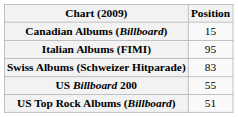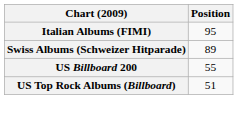- row: (96, 31)
(210, 67) 83 -> (210, 49) 89
